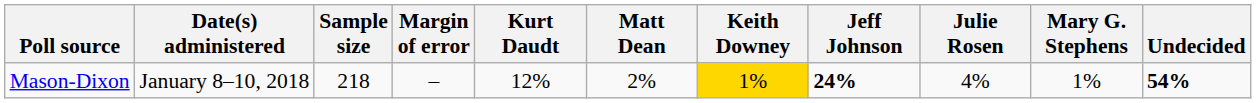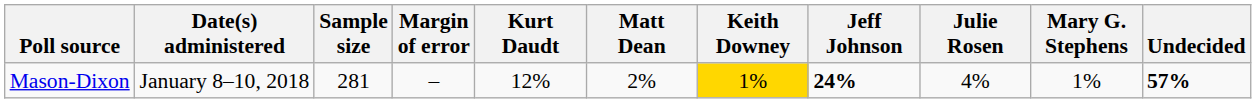(354, 80) 218 -> (354, 80) 281
(1169, 80) 54% -> (1169, 80) 57%
